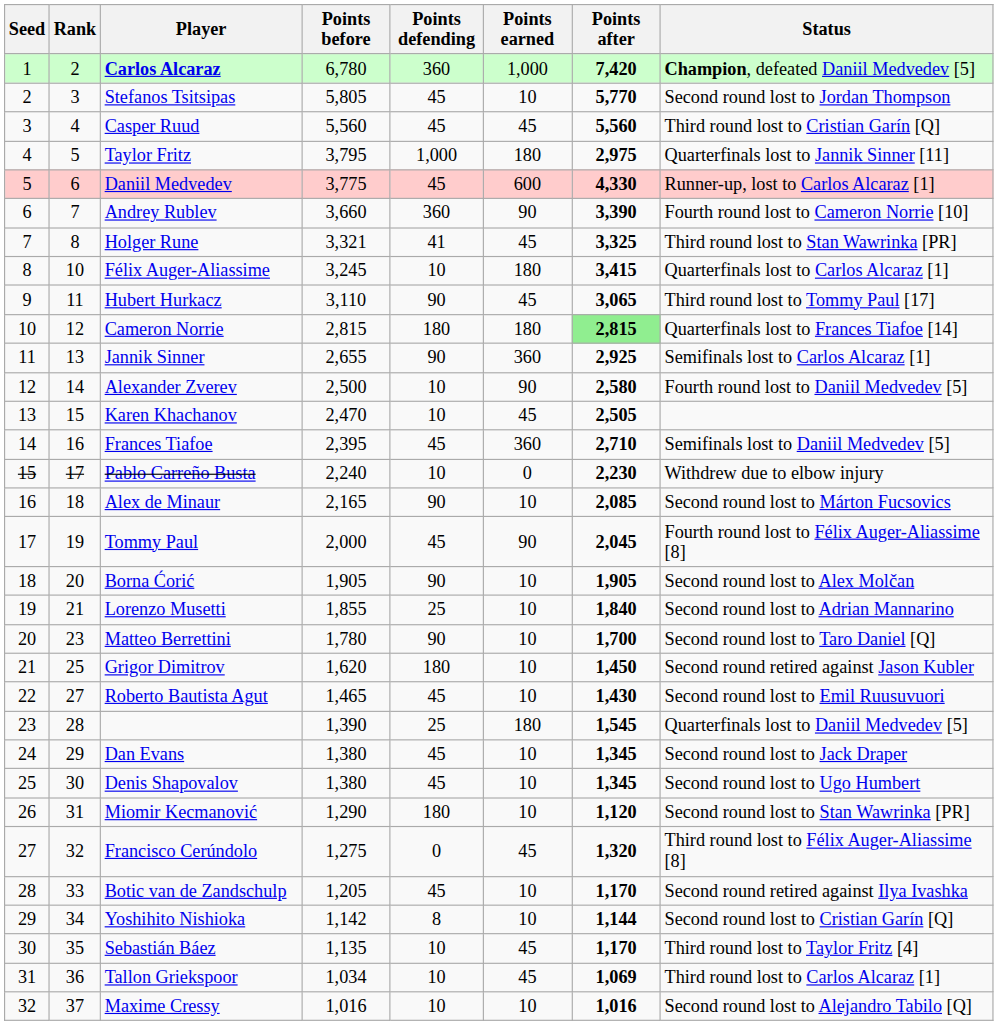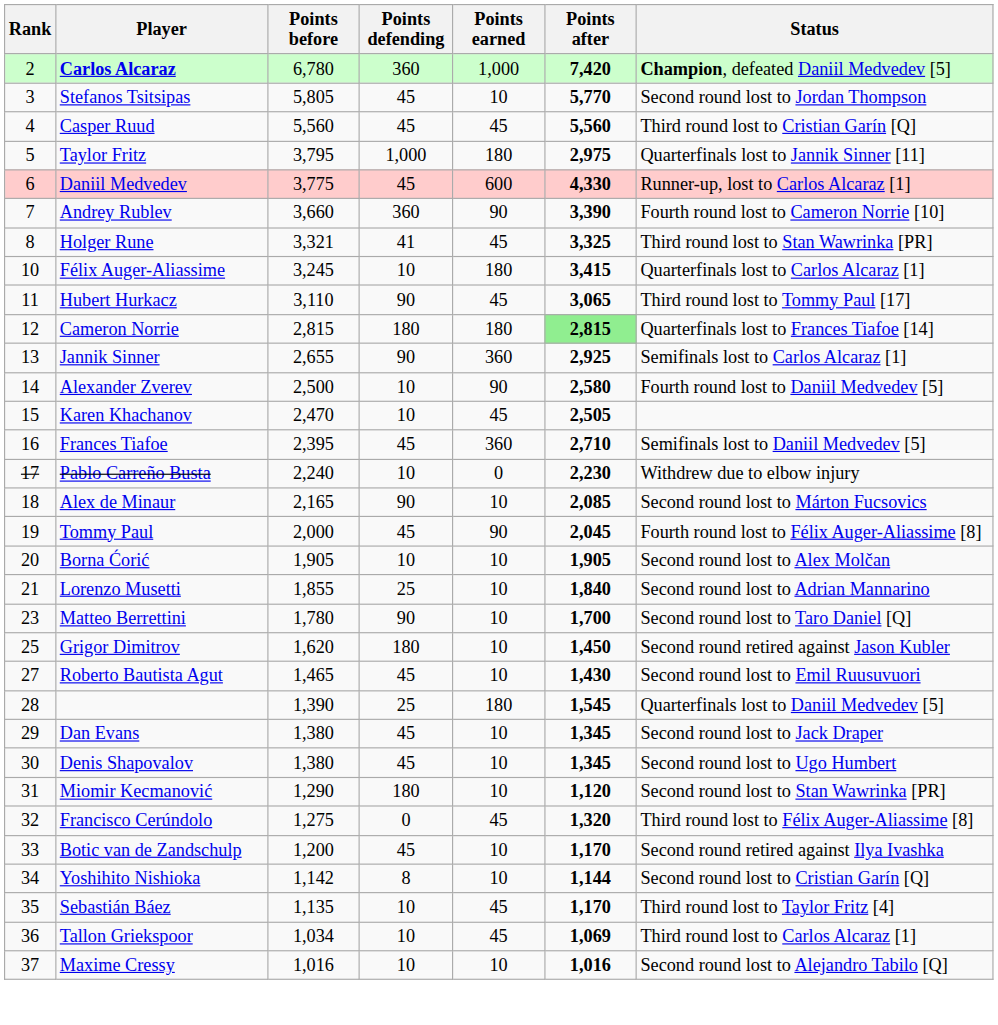- column: (27, 29)
(437, 580) 90 -> (406, 560) 10
(346, 890) 1,205 -> (313, 849) 1,200
